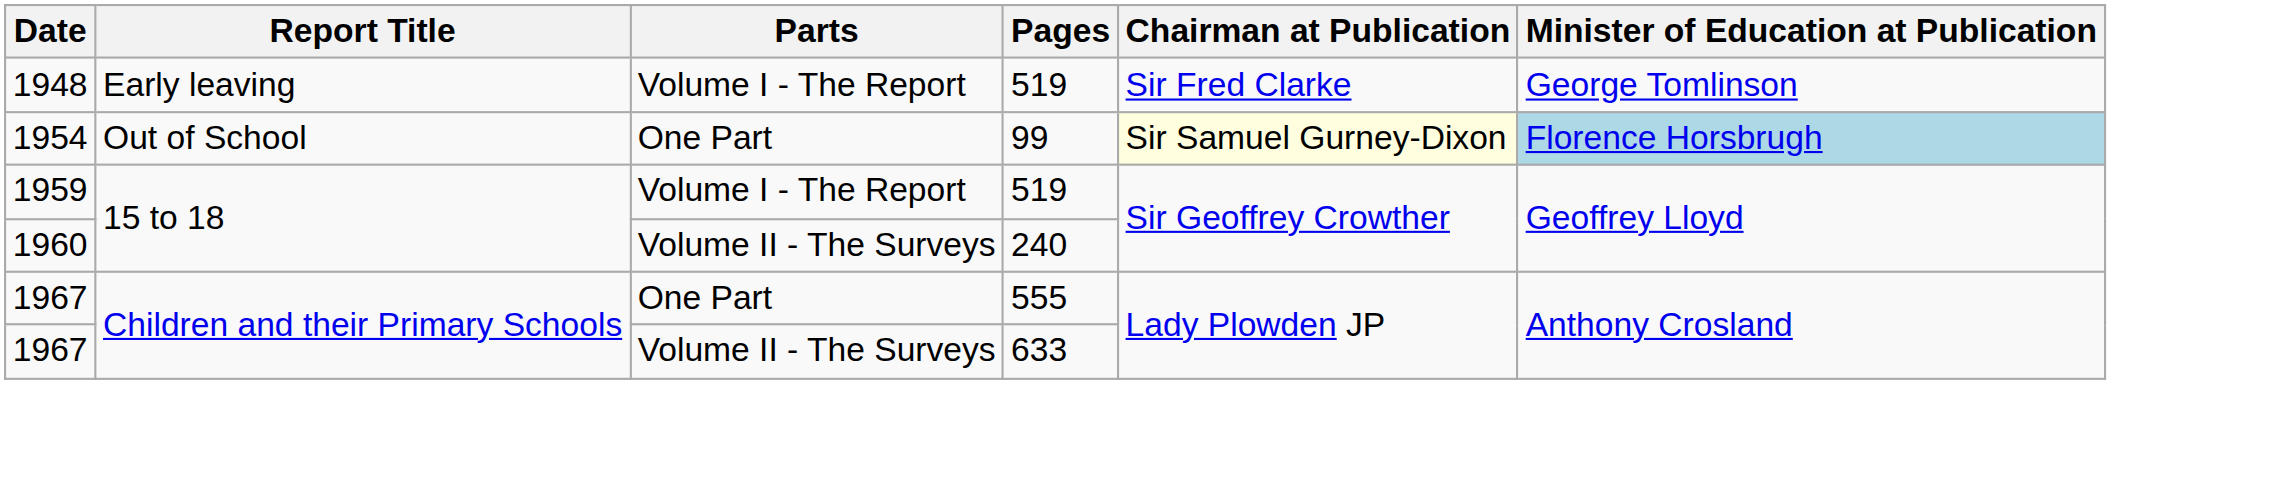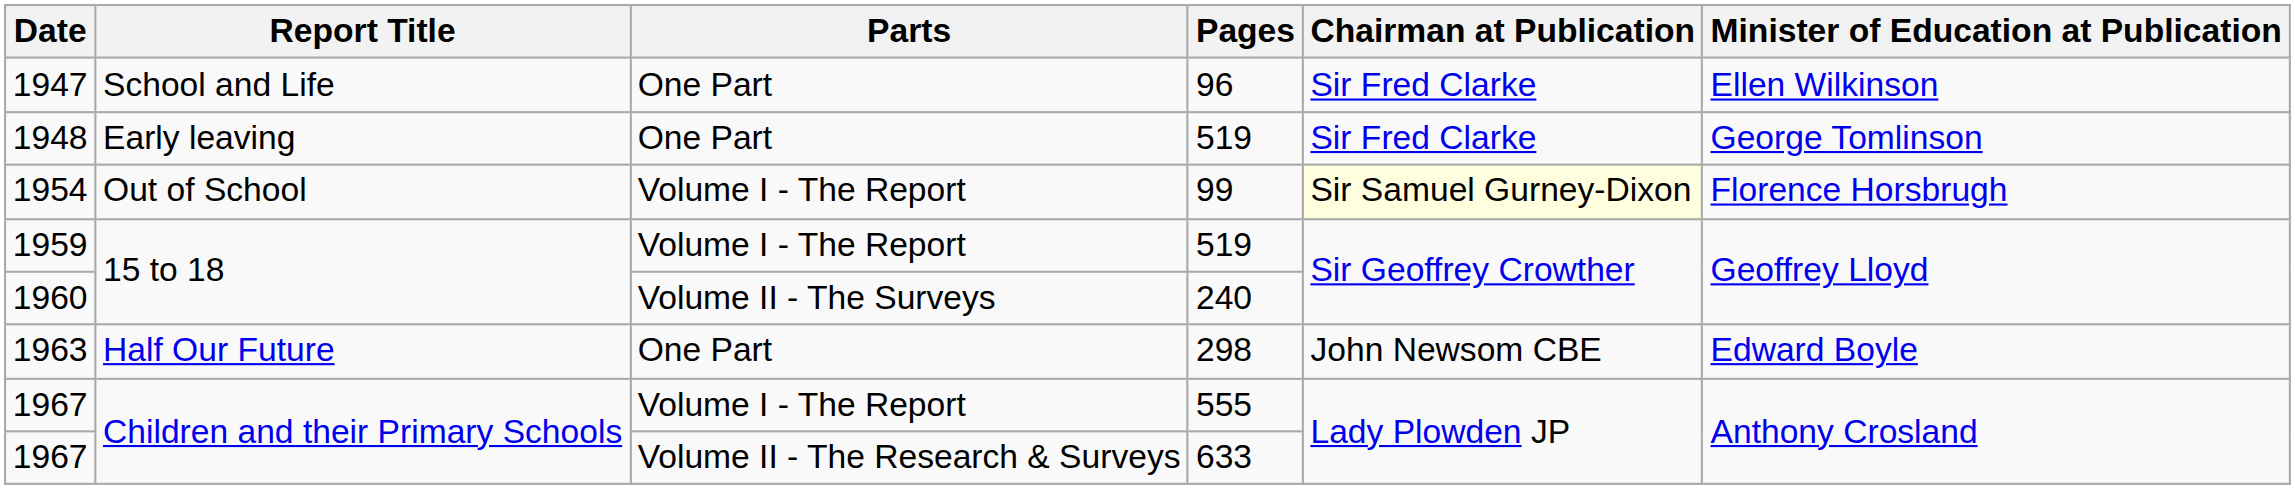+ row: (50, 84)
(802, 84) Volume I - The Report -> (705, 137) One Part
(705, 137) One Part -> (802, 191) Volume I - The Report
(1674, 137) lightblue background -> (1859, 191) no background
+ row: (50, 350)
(705, 297) One Part -> (802, 404) Volume I - The Report
(817, 350) Volume II - The Surveys -> (909, 457) Volume II - The Research & Surveys
